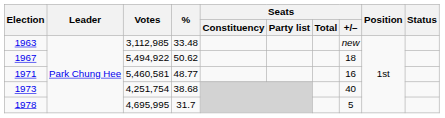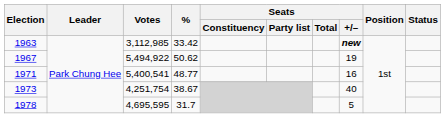(186, 43) 33.48 -> (186, 43) 33.42
(351, 43) normal -> (351, 43) bold
(351, 58) 18 -> (351, 58) 19
(147, 74) 5,460,581 -> (147, 74) 5,400,541
(186, 89) 38.68 -> (186, 89) 38.67
(147, 105) 4,695,995 -> (147, 105) 4,695,595
